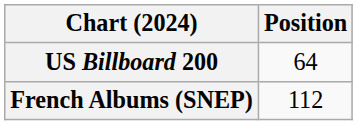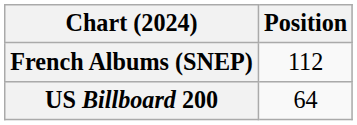rows swapped: (132, 100) <-> (132, 61)
